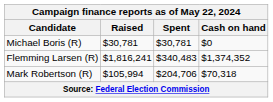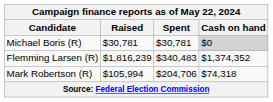(207, 43) no background -> (207, 43) lightgrey background
(127, 58) $1,816,241 -> (127, 58) $1,816,239
(219, 74) $70,318 -> (219, 74) $74,318
